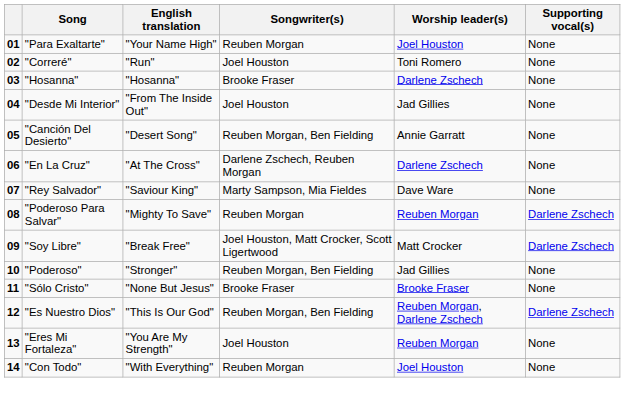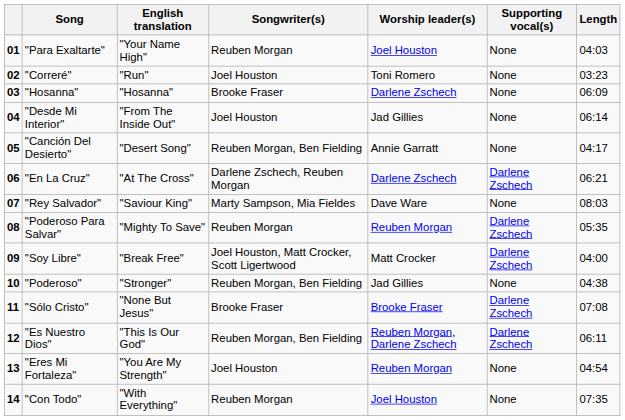+ column: (598, 19)
(542, 166) None -> (511, 179) Darlene Zschech
(542, 288) None -> (511, 307) Darlene Zschech
